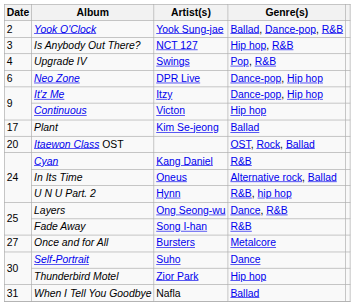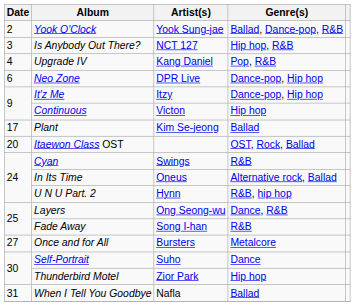(173, 62) Swings -> (185, 62) Kang Daniel
(185, 161) Kang Daniel -> (173, 161) Swings
